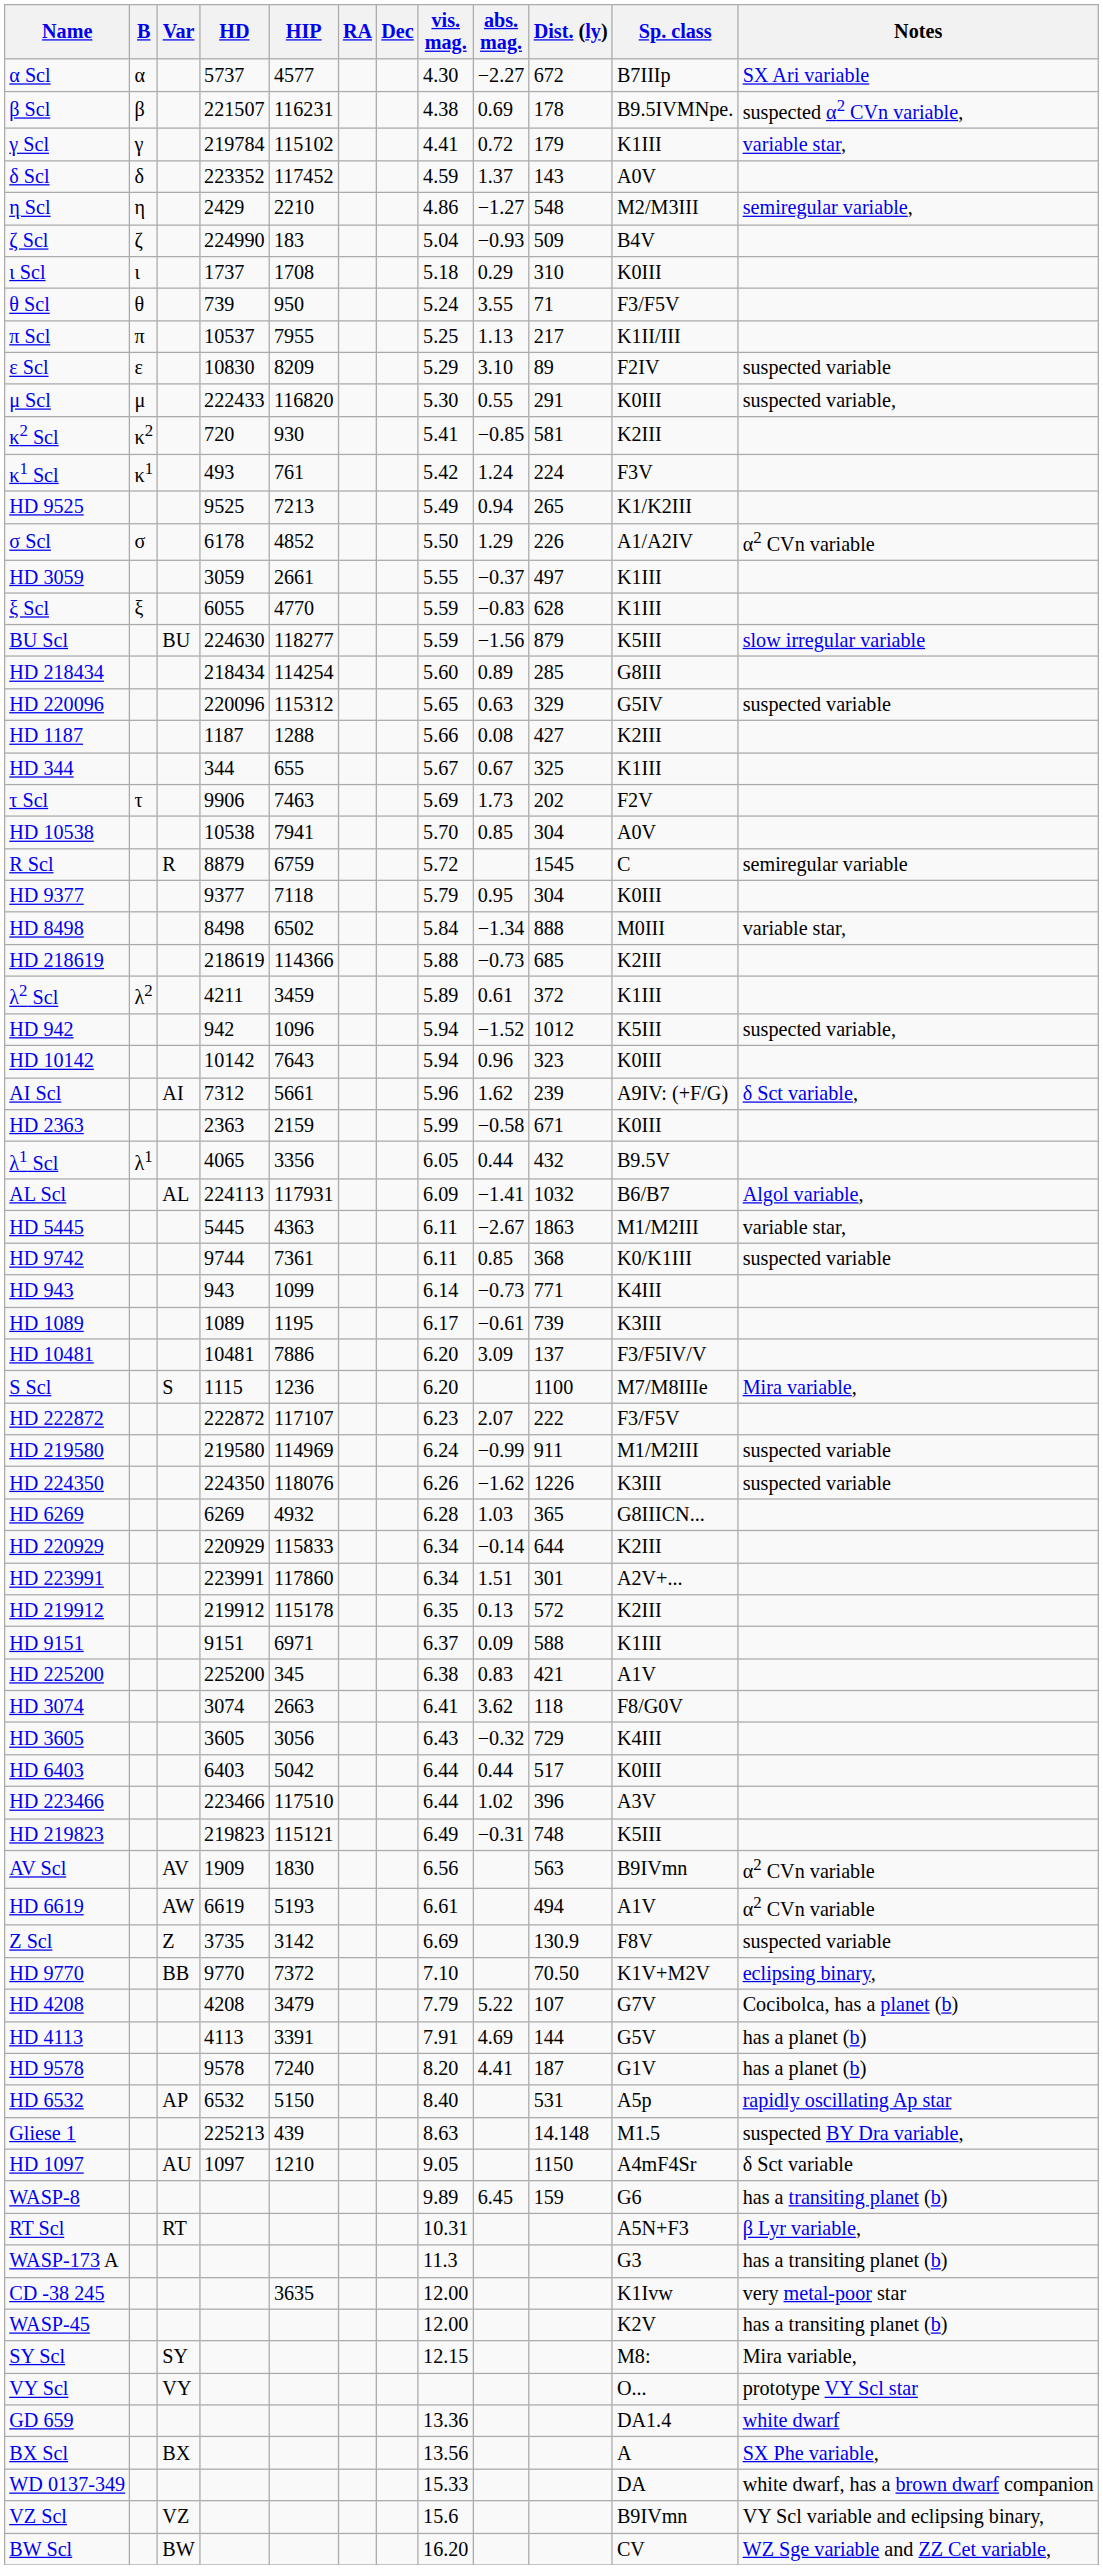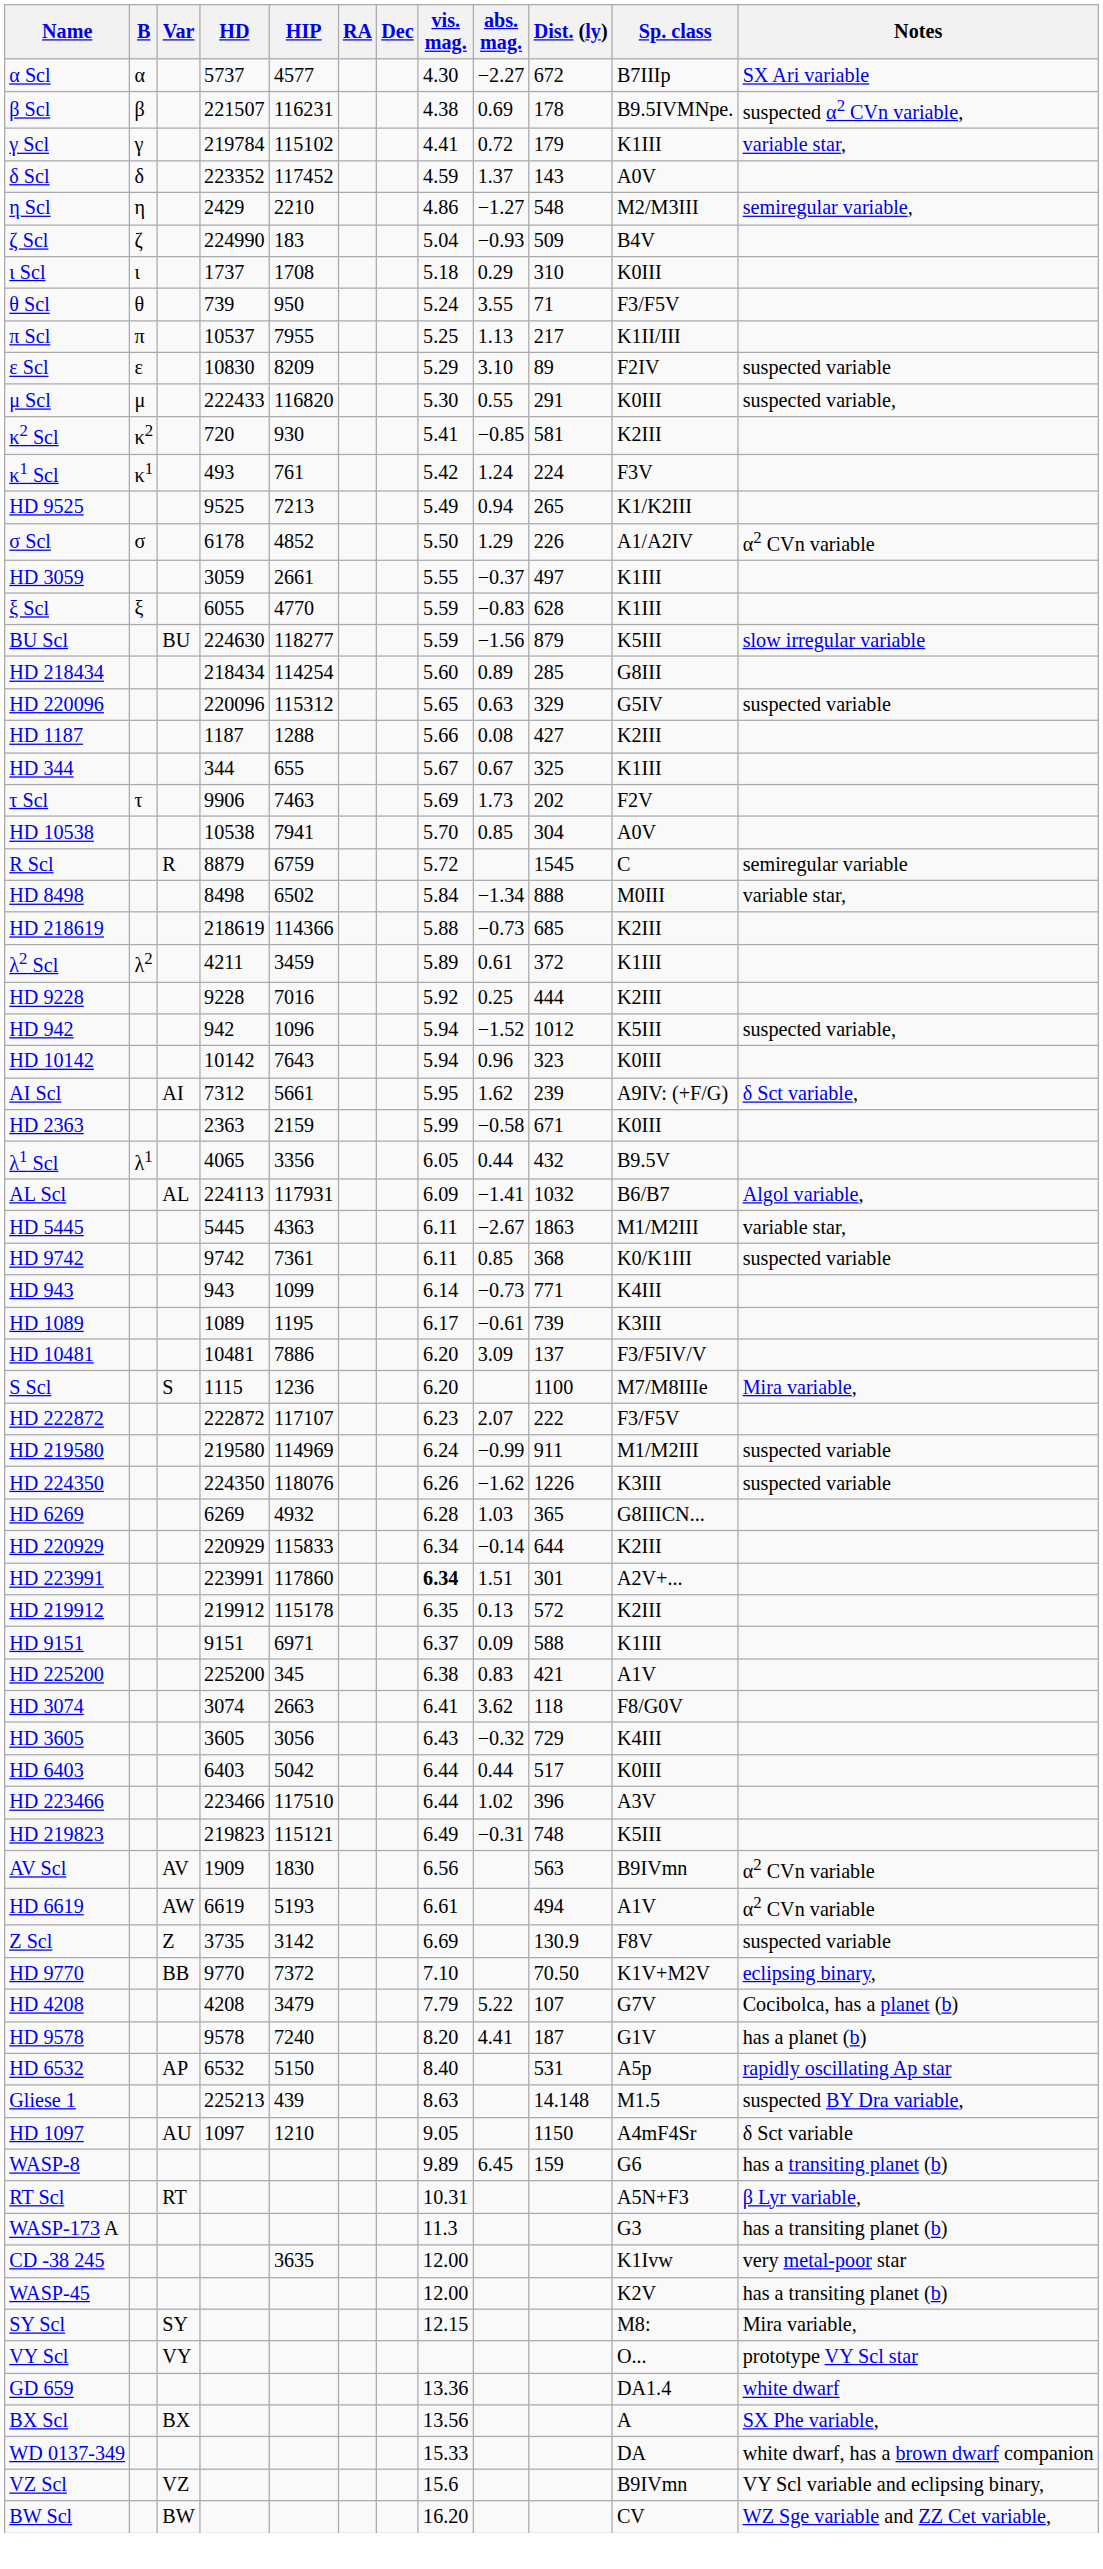- row: (47, 896)
+ row: (47, 997)
(441, 1093) 5.96 -> (441, 1093) 5.95
(224, 1258) 9744 -> (224, 1258) 9742
(441, 1578) normal -> (441, 1578) bold
- row: (46, 2037)
